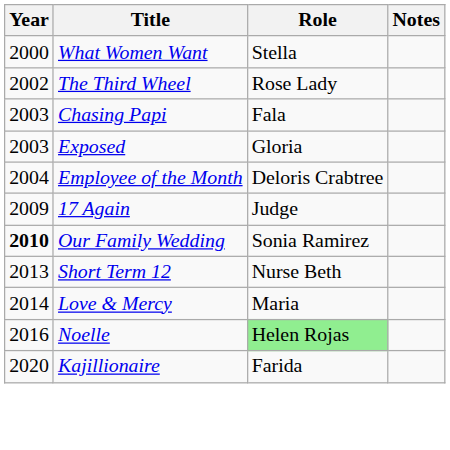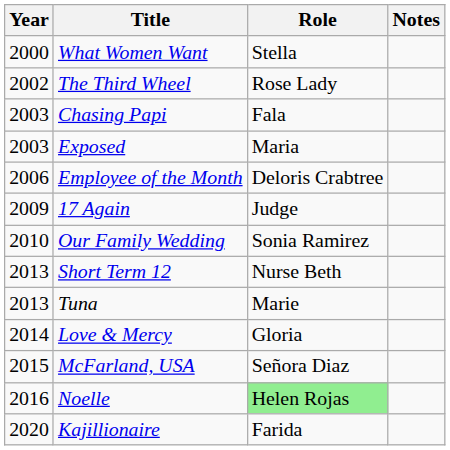(277, 146) Gloria -> (275, 146) Maria
(29, 177) 2004 -> (29, 177) 2006
(29, 240) bold -> (29, 240) normal
+ row: (78, 303)
(275, 303) Maria -> (277, 334) Gloria
+ row: (126, 366)
